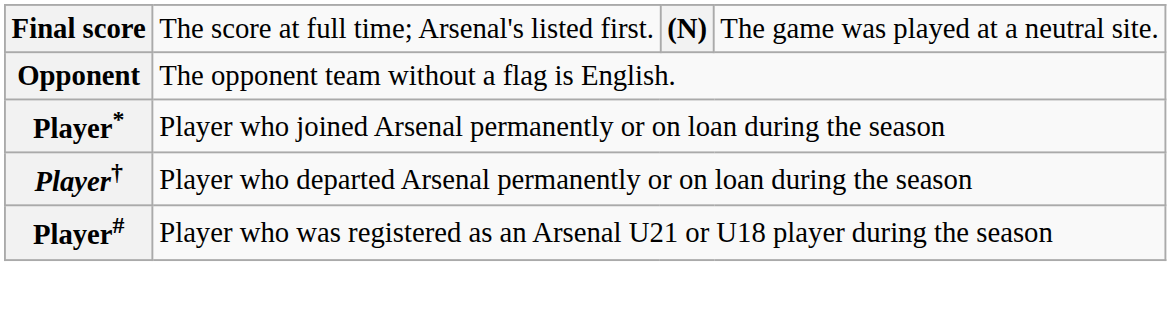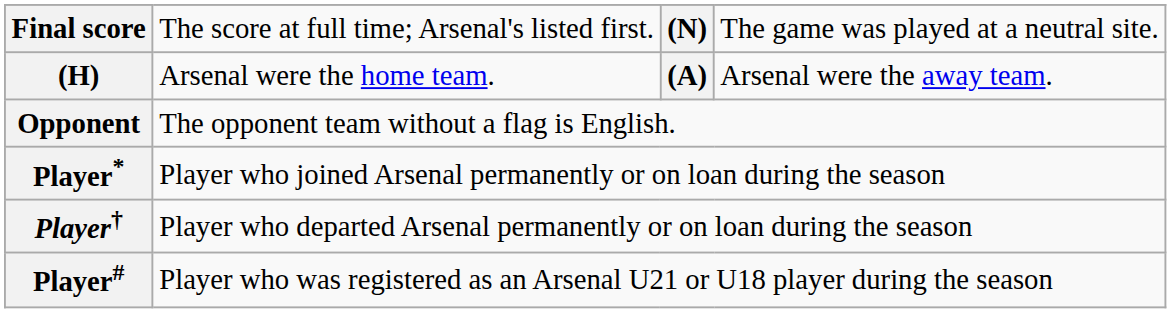+ row: (79, 75)
